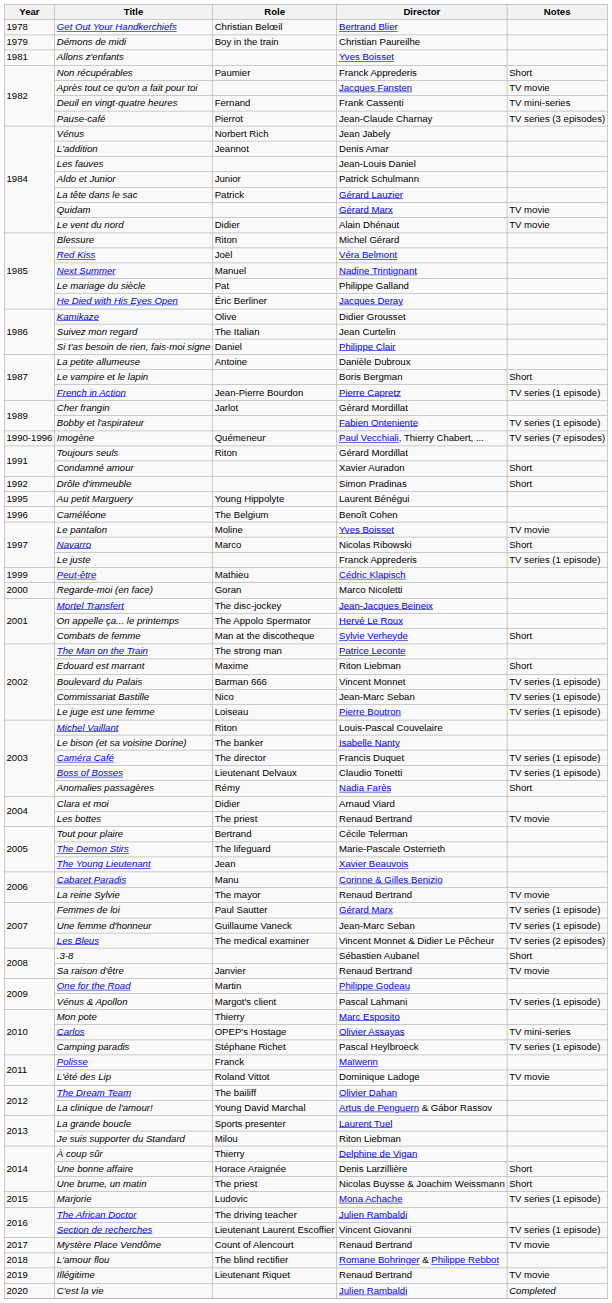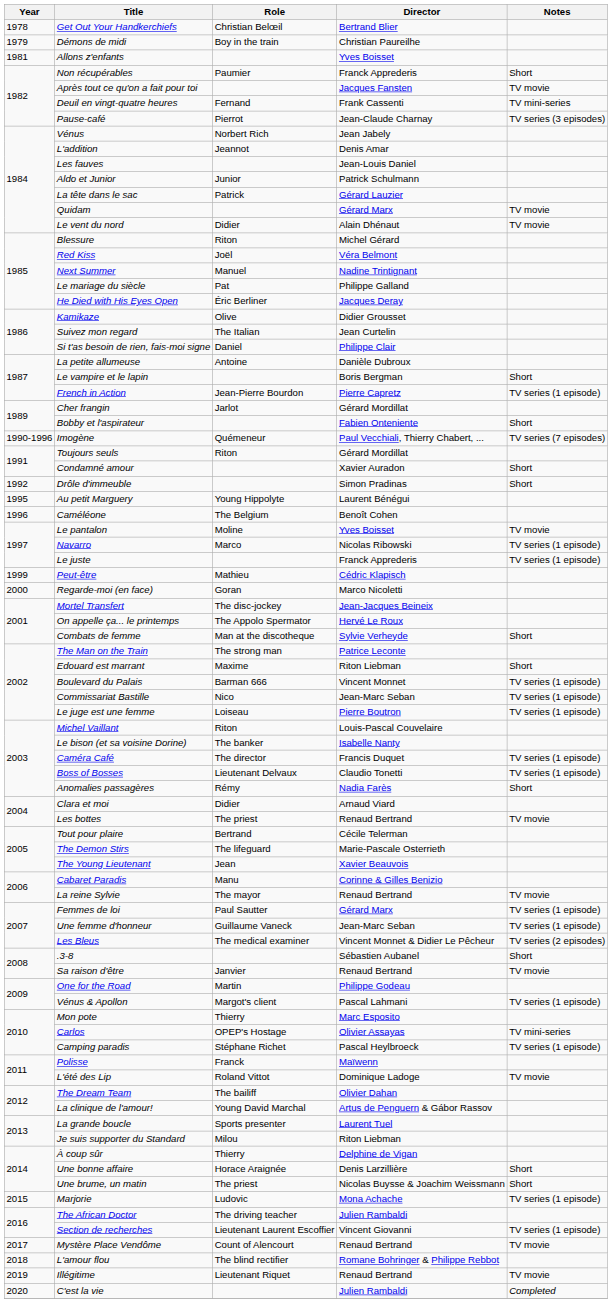(555, 423) TV series (1 episode) -> (521, 423) Short
(521, 544) Short -> (555, 544) TV series (1 episode)
